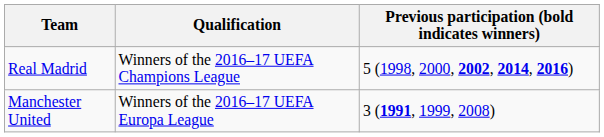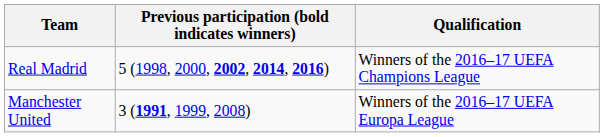columns swapped: (237, 25) <-> (479, 25)
